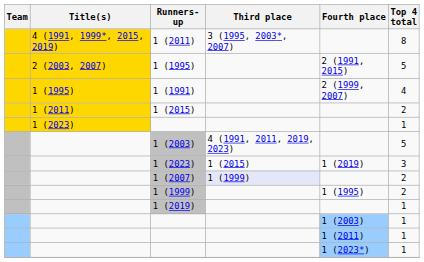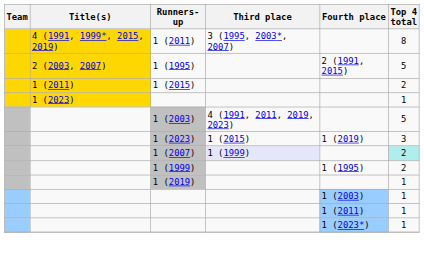- row: (53, 90)
(404, 178) no background -> (404, 153) paleturquoise background
